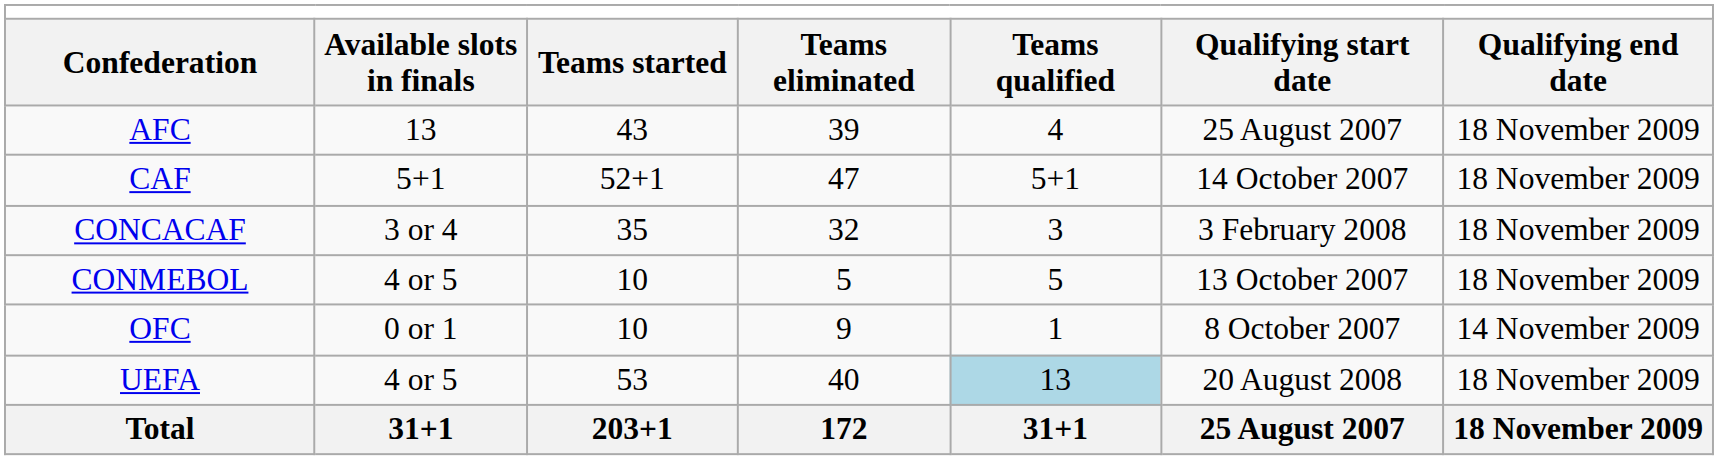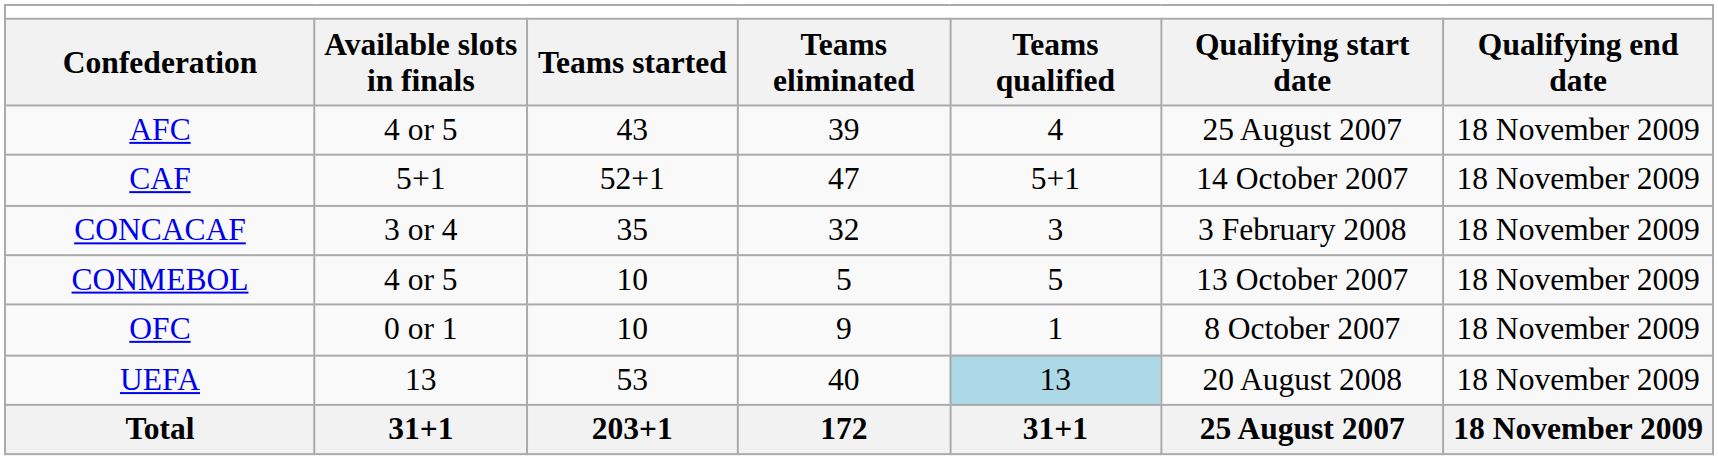(421, 129) 13 -> (421, 129) 4 or 5
(1578, 329) 14 November 2009 -> (1578, 329) 18 November 2009
(421, 379) 4 or 5 -> (421, 379) 13
